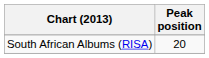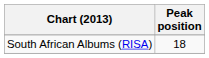(180, 44) 20 -> (180, 44) 18
